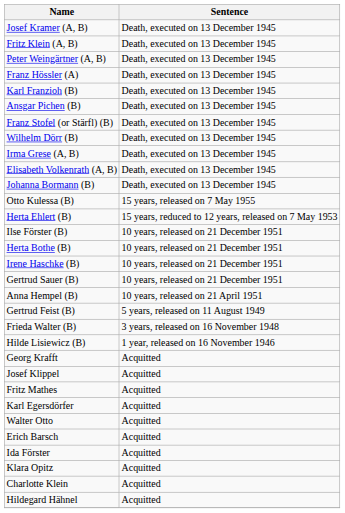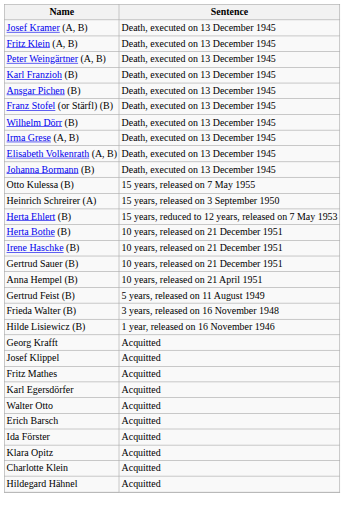- row: (42, 75)
+ row: (51, 201)
- row: (37, 232)
